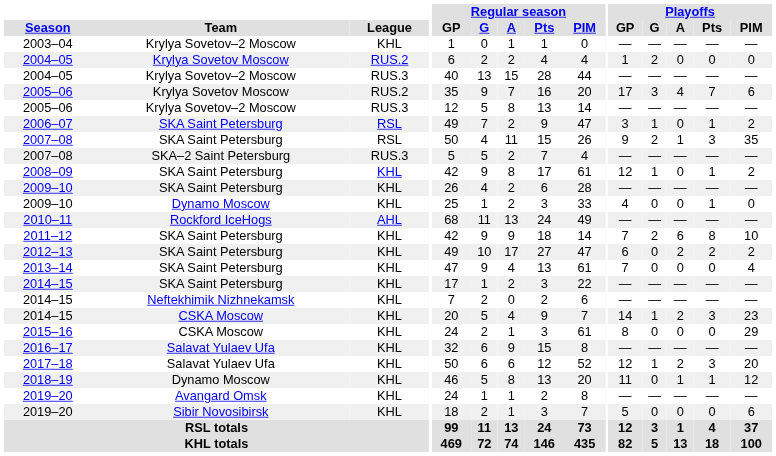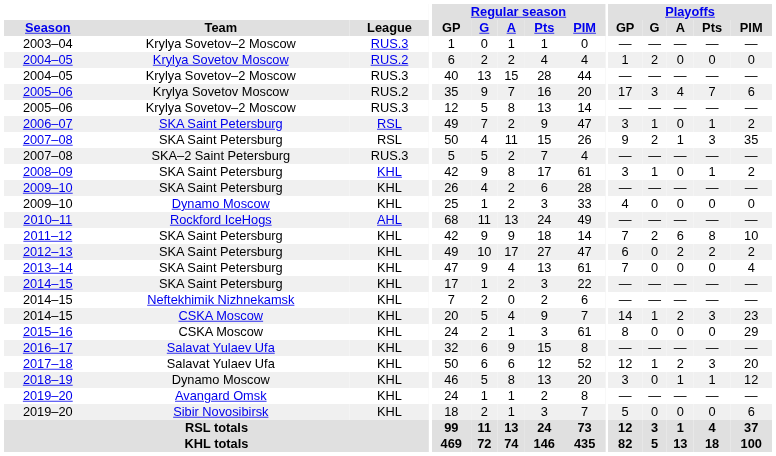(389, 44) KHL -> (389, 44) RUS.3
(625, 172) 12 -> (625, 172) 3
(712, 204) 1 -> (712, 204) 0
(625, 380) 11 -> (625, 380) 3
